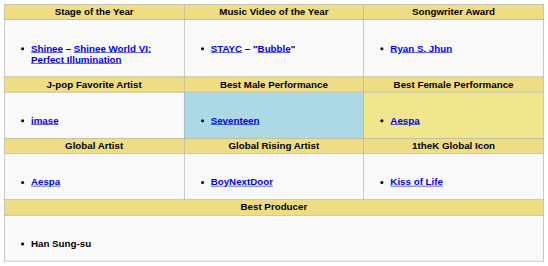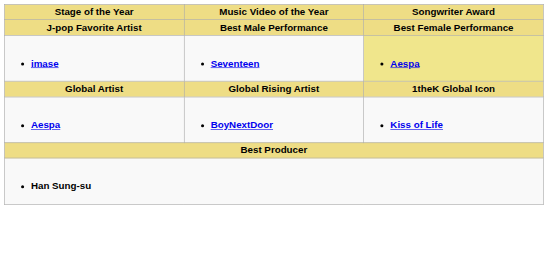- row: (94, 54)
(274, 121) lightblue background -> (274, 64) no background
